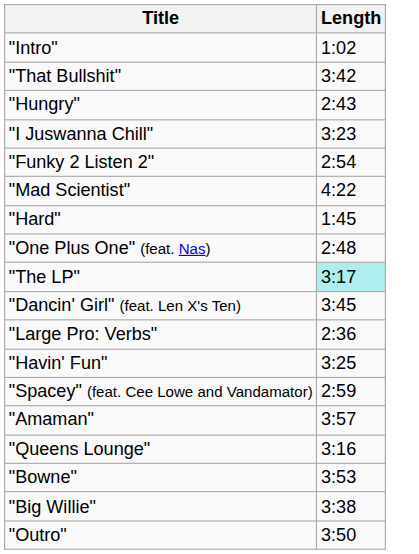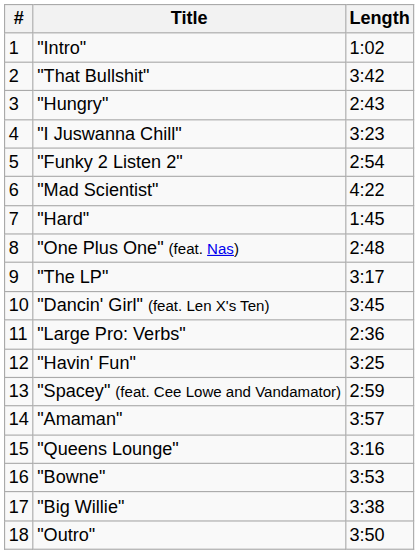+ column: (19, 18)
(339, 276) paleturquoise background -> (367, 276) no background
